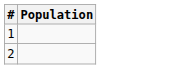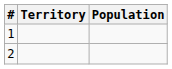+ column: (53, 14)
